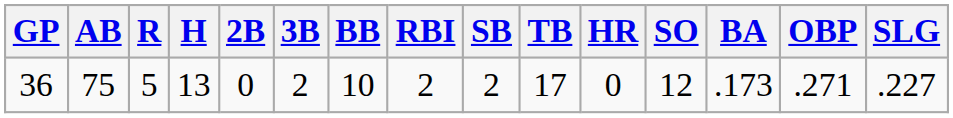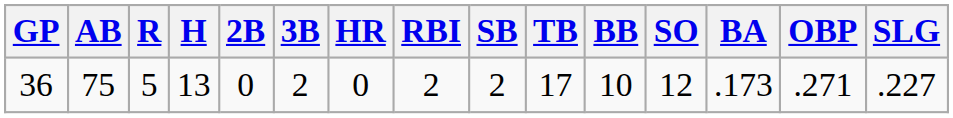columns swapped: (613, 31) <-> (358, 31)
